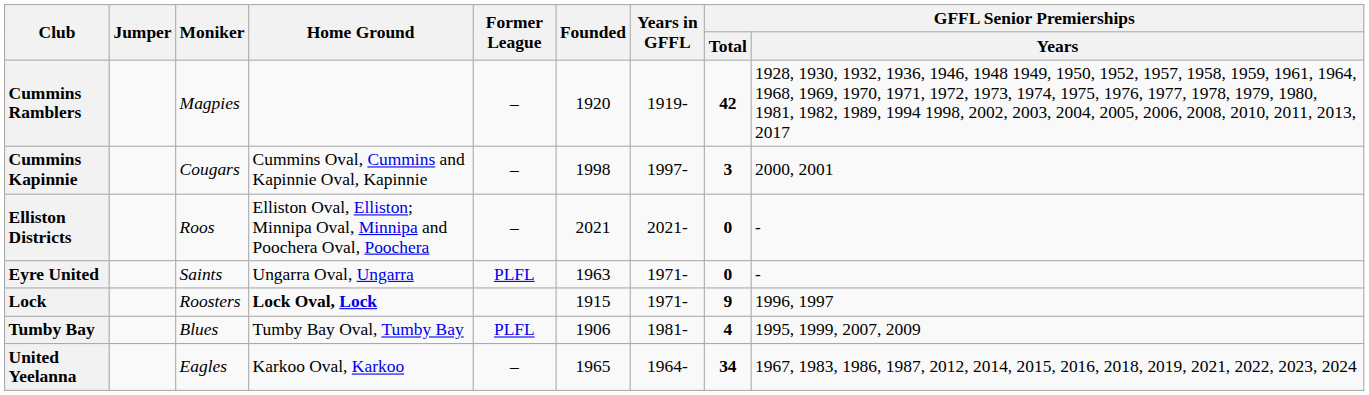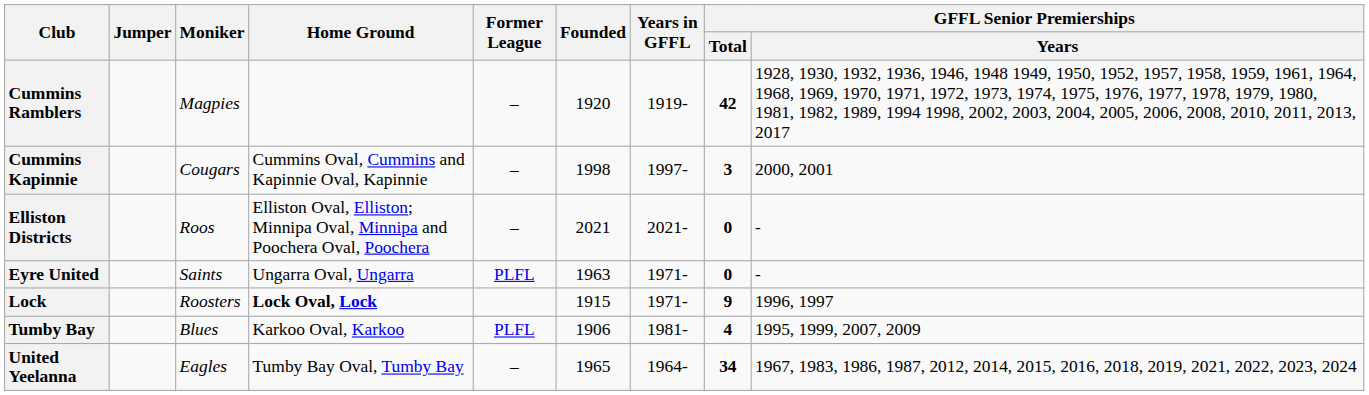(358, 329) Tumby Bay Oval, Tumby Bay -> (328, 329) Karkoo Oval, Karkoo
(328, 367) Karkoo Oval, Karkoo -> (358, 367) Tumby Bay Oval, Tumby Bay
